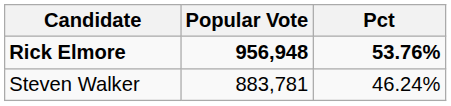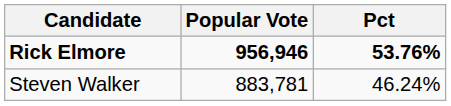(272, 52) 956,948 -> (272, 52) 956,946
